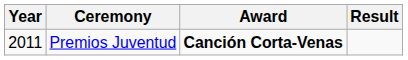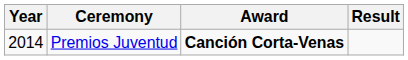(25, 42) 2011 -> (26, 42) 2014
